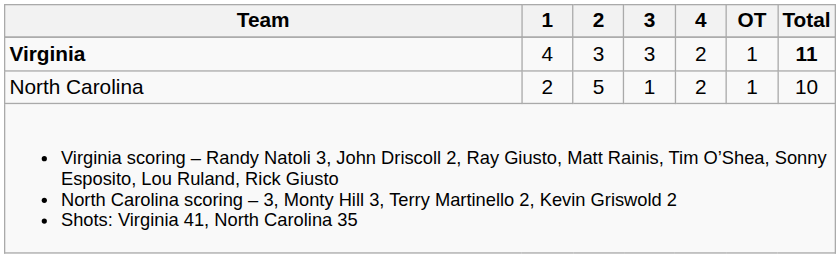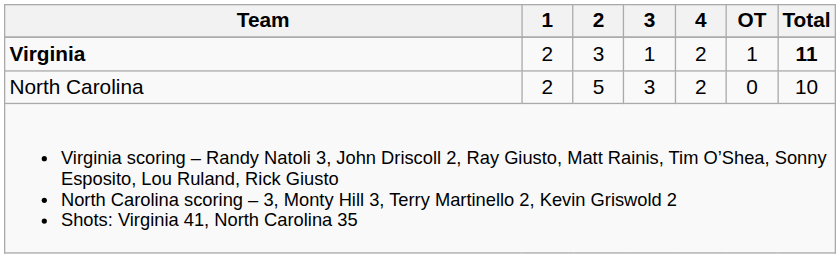(547, 53) 4 -> (547, 53) 2
(650, 53) 3 -> (650, 53) 1
(650, 86) 1 -> (650, 86) 3
(752, 86) 1 -> (752, 86) 0
